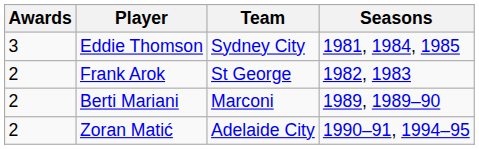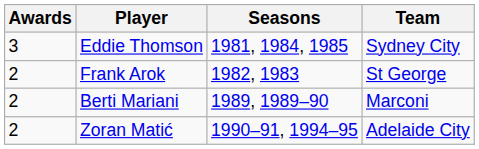columns swapped: (263, 18) <-> (396, 18)
